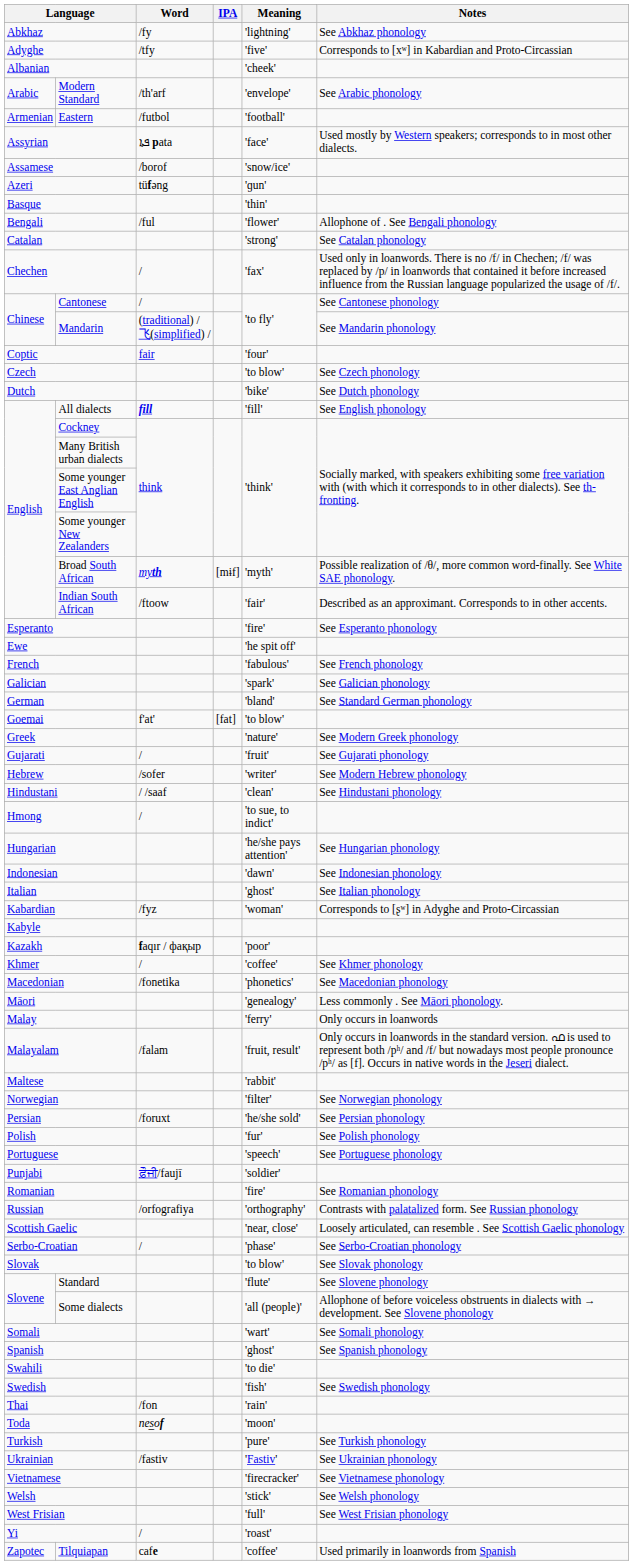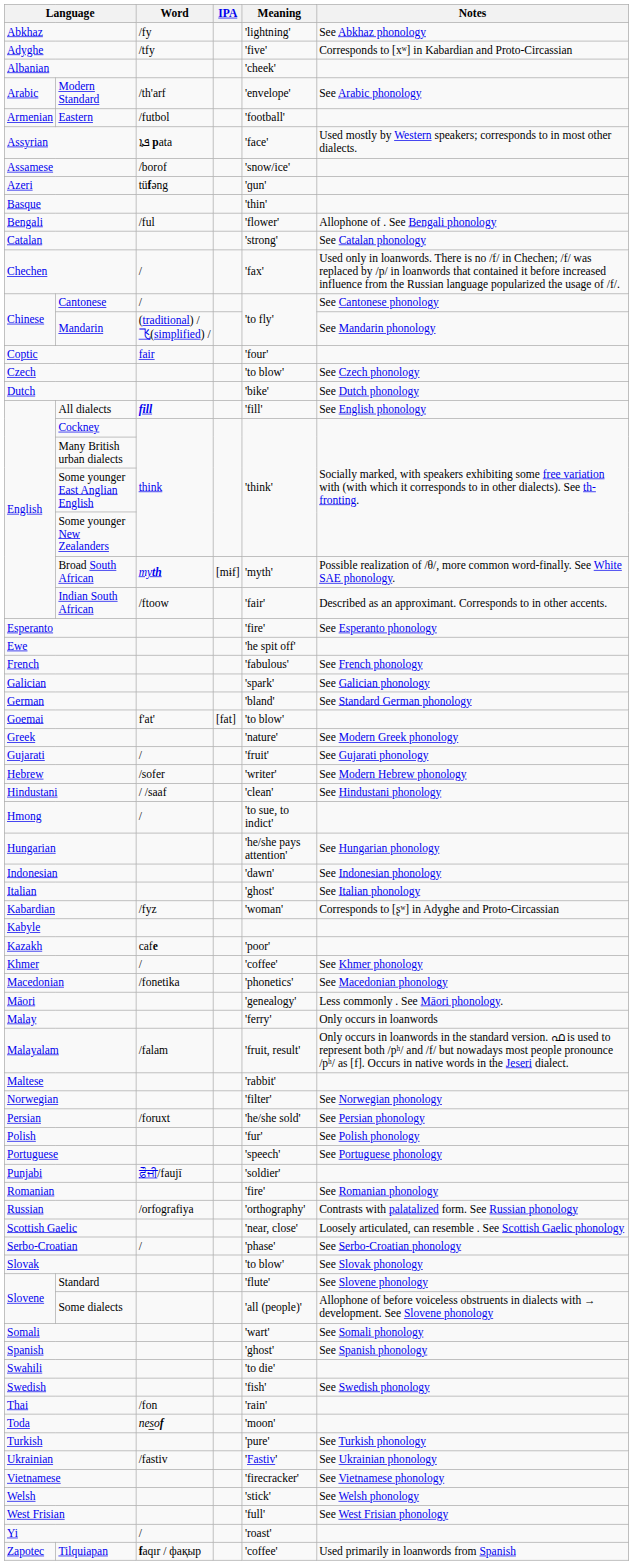(170, 946) faqır / фақыр -> (148, 946) cafe
(148, 1551) cafe -> (170, 1551) faqır / фақыр
